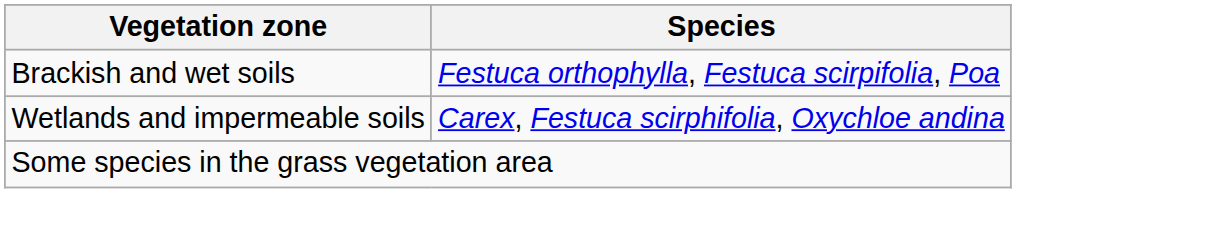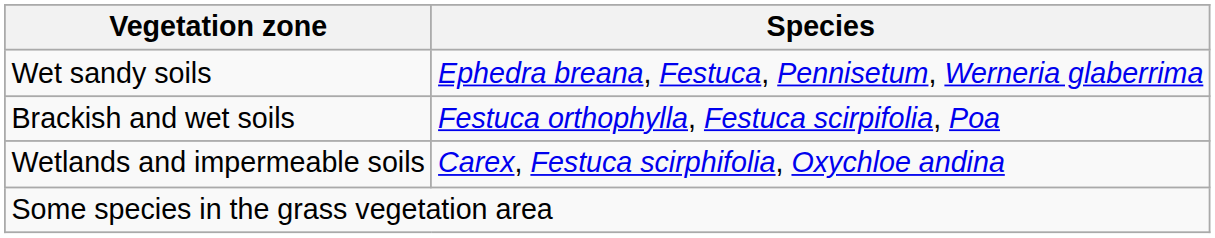+ row: (112, 72)
